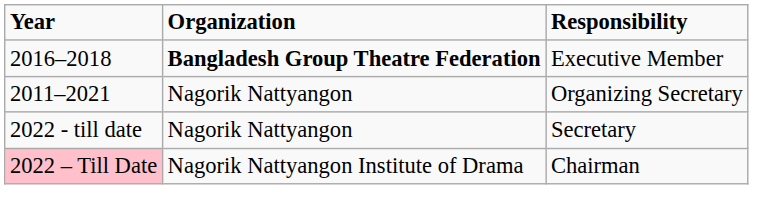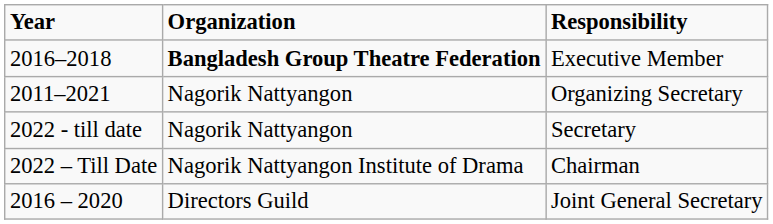(84, 165) pink background -> (84, 165) no background
+ row: (657, 201)
